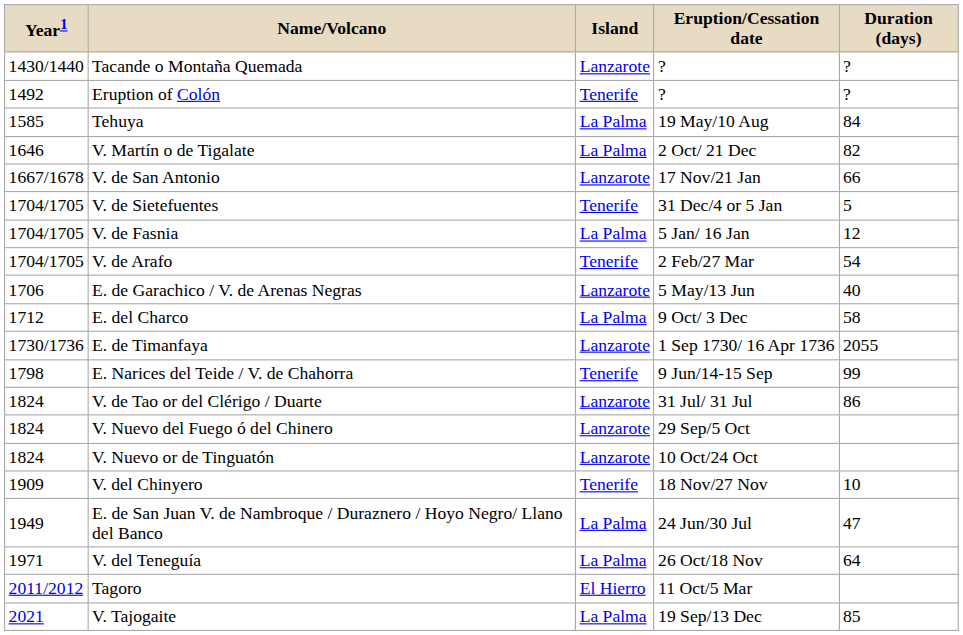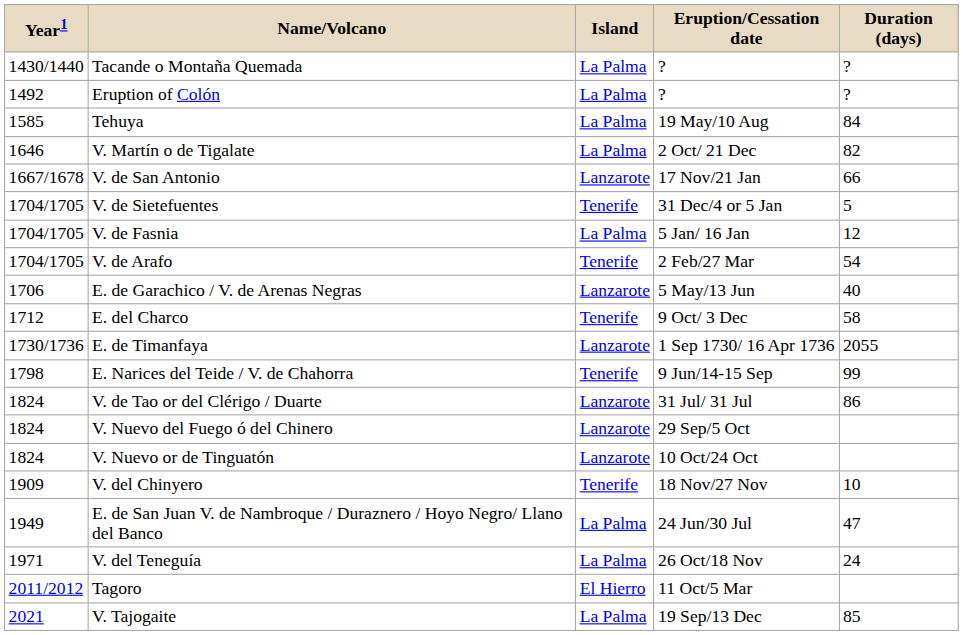(615, 66) Lanzarote -> (613, 66) La Palma
(609, 94) Tenerife -> (613, 94) La Palma
(613, 317) La Palma -> (609, 317) Tenerife
(852, 560) 64 -> (852, 560) 24
